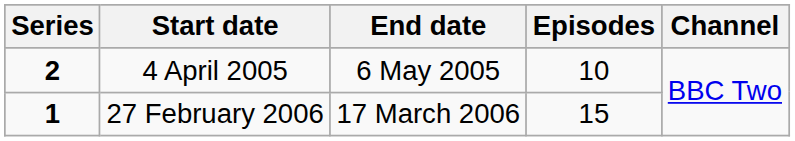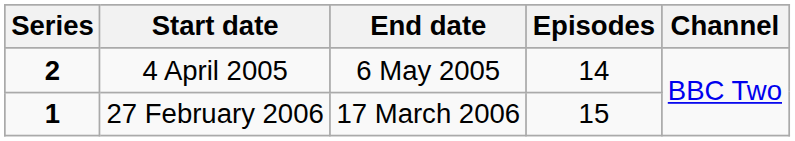(594, 69) 10 -> (594, 69) 14
